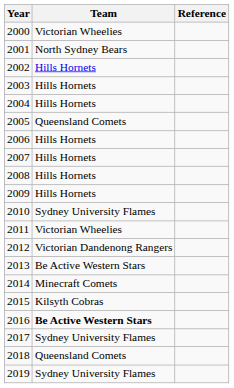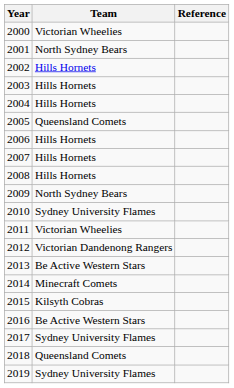(65, 193) Hills Hornets -> (81, 193) North Sydney Bears
(93, 319) bold -> (90, 319) normal
